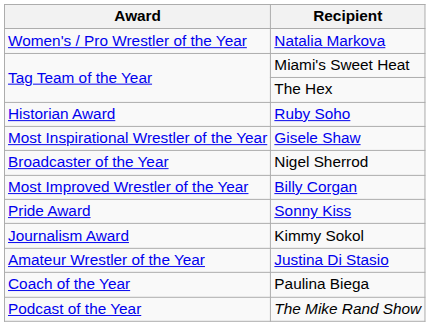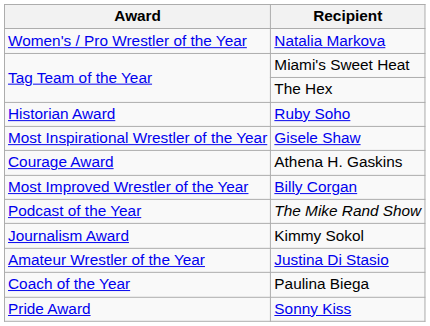- row: (321, 162)
+ row: (338, 162)
rows swapped: (348, 308) <-> (313, 211)
